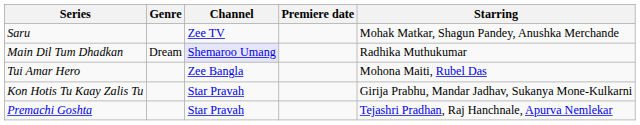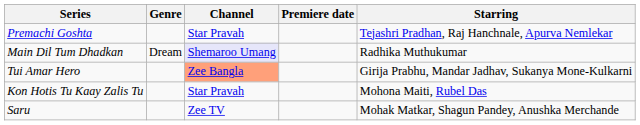rows swapped: (50, 110) <-> (19, 33)
(215, 71) no background -> (215, 71) lightsalmon background
(423, 71) Mohona Maiti, Rubel Das -> (496, 71) Girija Prabhu, Mandar Jadhav, Sukanya Mone-Kulkarni
(496, 91) Girija Prabhu, Mandar Jadhav, Sukanya Mone-Kulkarni -> (423, 91) Mohona Maiti, Rubel Das
